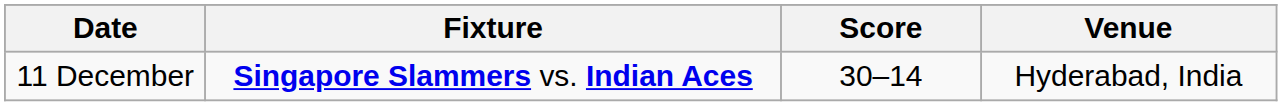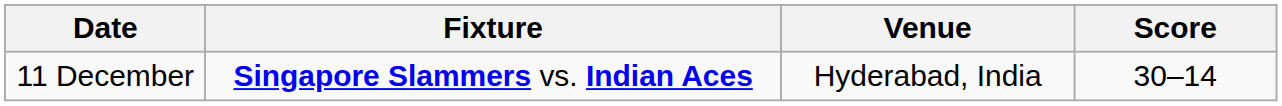columns swapped: (881, 28) <-> (1128, 28)
